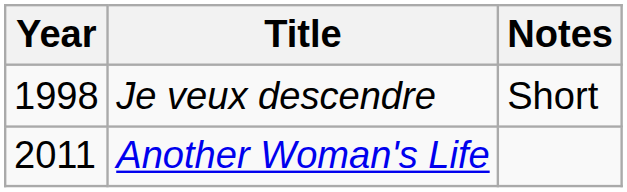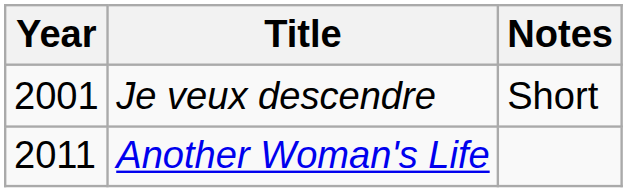(56, 95) 1998 -> (56, 95) 2001
